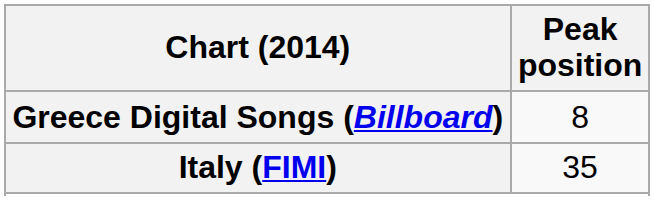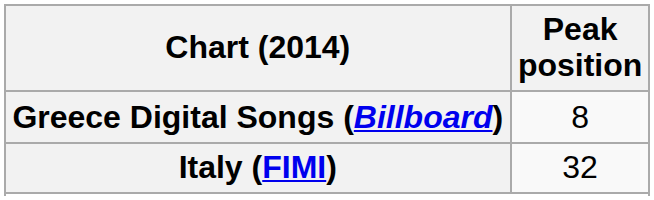(580, 167) 35 -> (580, 167) 32
